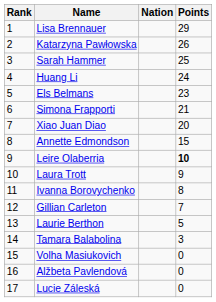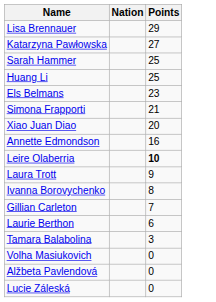- column: (19, 12)
(184, 45) 26 -> (154, 45) 27
(184, 77) 24 -> (154, 77) 25
(184, 142) 15 -> (154, 142) 16
(181, 223) 5 -> (151, 223) 6
